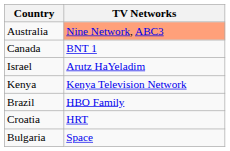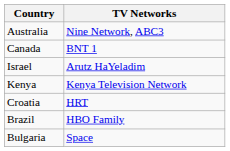(115, 31) lightsalmon background -> (115, 31) no background
rows swapped: (23, 119) <-> (21, 102)
